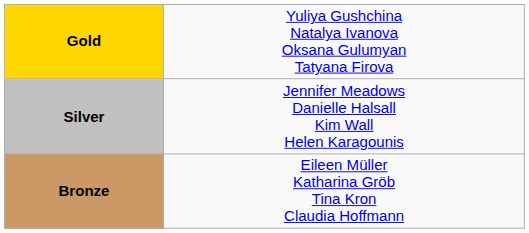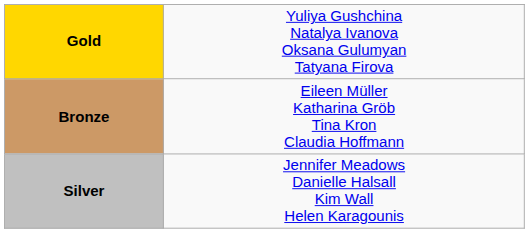rows swapped: (84, 116) <-> (84, 191)
